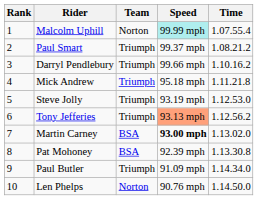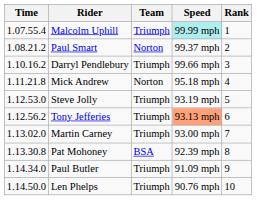columns swapped: (19, 13) <-> (231, 13)
(134, 30) Norton -> (152, 30) Triumph
(137, 47) Triumph -> (148, 47) Norton
(137, 82) Triumph -> (148, 82) Norton
(129, 134) BSA -> (152, 134) Triumph
(183, 134) bold -> (197, 134) normal
(134, 186) Norton -> (152, 186) Triumph
